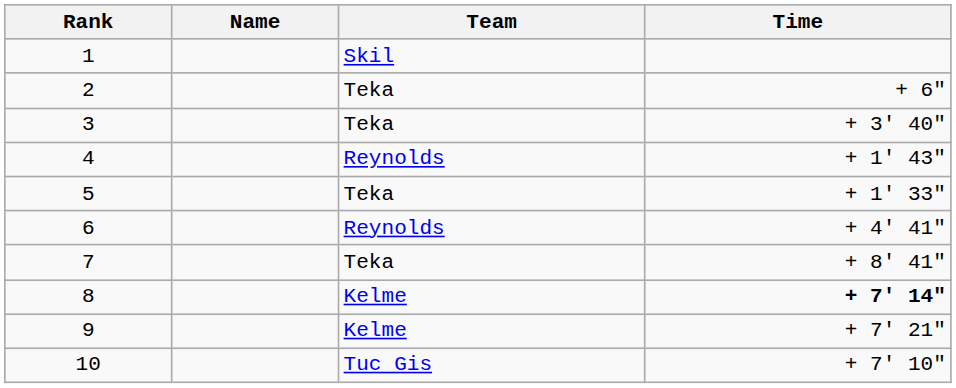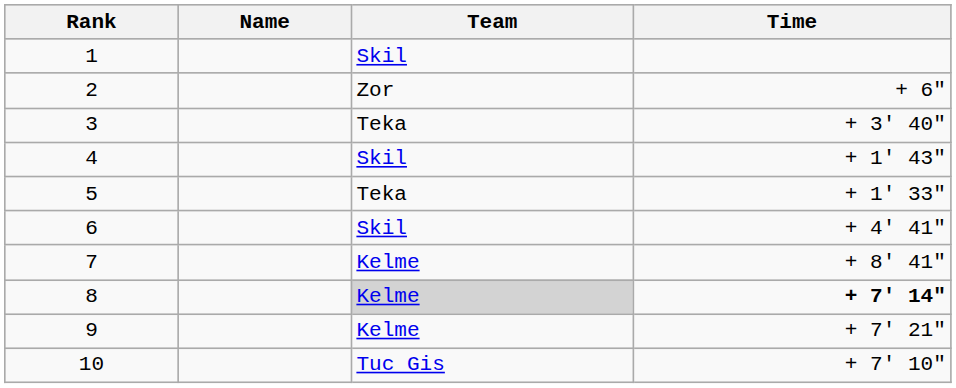(369, 91) Teka -> (375, 91) Zor
(394, 159) Reynolds -> (382, 159) Skil
(394, 228) Reynolds -> (382, 228) Skil
(369, 262) Teka -> (388, 262) Kelme
(375, 297) no background -> (388, 297) lightgrey background
